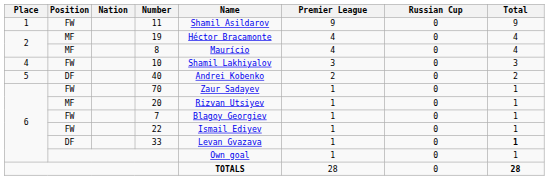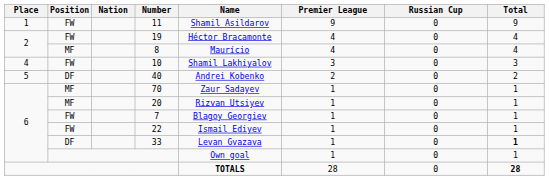(70, 38) MF -> (70, 38) FW
(70, 90) FW -> (70, 90) MF
